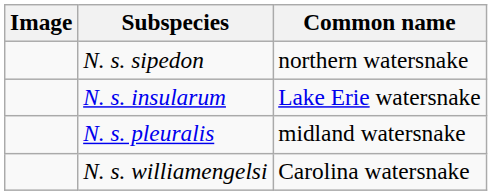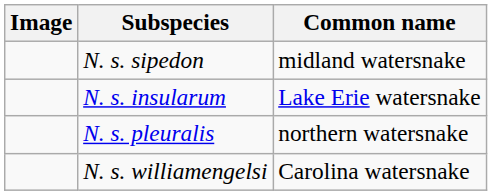(373, 60) northern watersnake -> (372, 60) midland watersnake
(372, 134) midland watersnake -> (373, 134) northern watersnake
